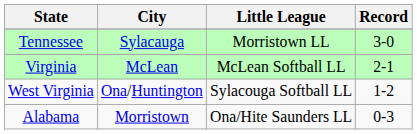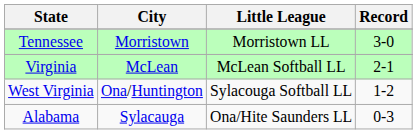(152, 41) Sylacauga -> (152, 41) Morristown
(152, 116) Morristown -> (152, 116) Sylacauga
